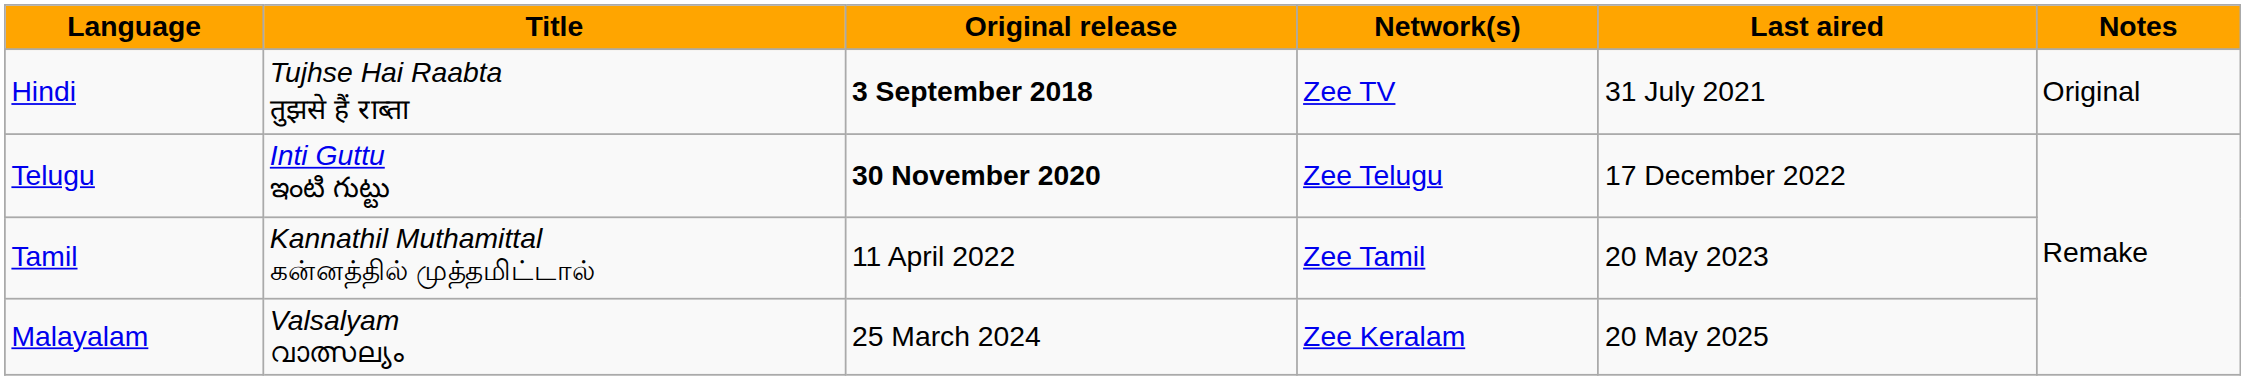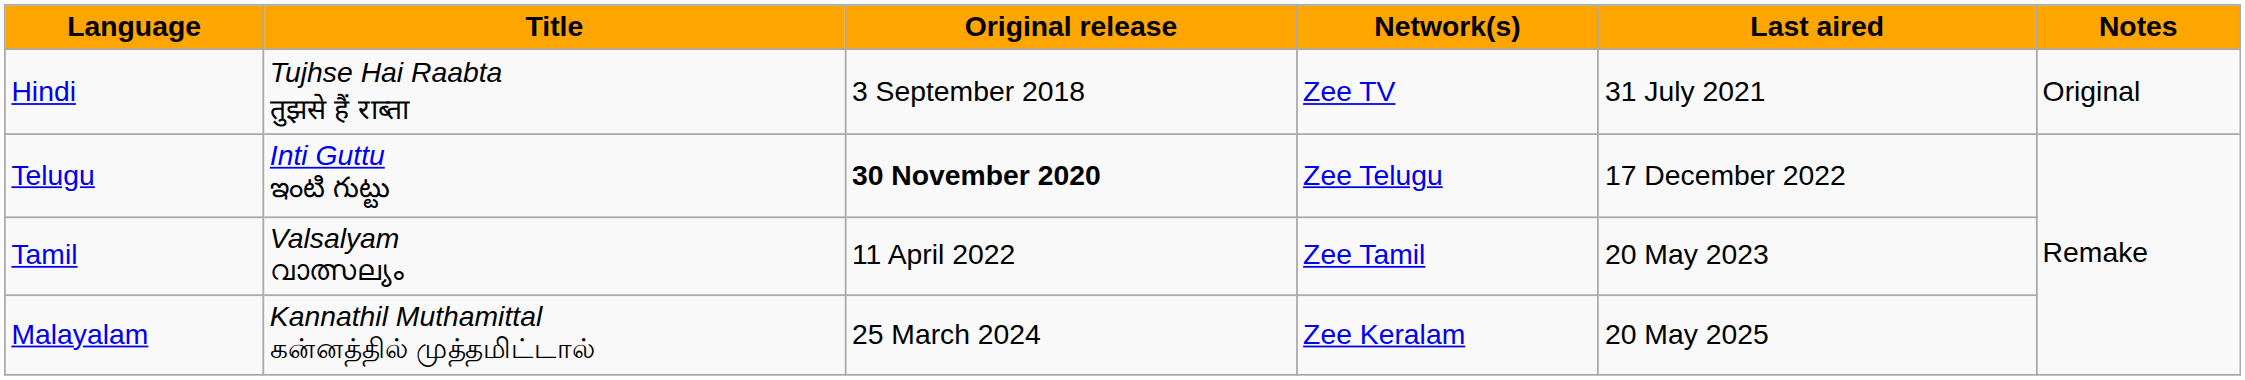(972, 91) bold -> (968, 91) normal
(432, 255) Kannathil Muthamittal கன்னத்தில் முத்தமிட்டால் -> (337, 255) Valsalyam വാത്സല്യം
(337, 335) Valsalyam വാത്സല്യം -> (432, 332) Kannathil Muthamittal கன்னத்தில் முத்தமிட்டால்
